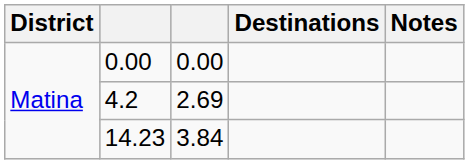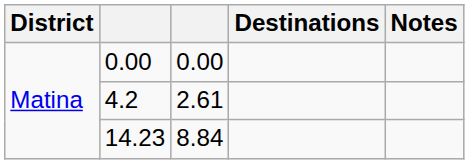(200, 100) 2.69 -> (200, 100) 2.61
(200, 138) 3.84 -> (200, 138) 8.84
